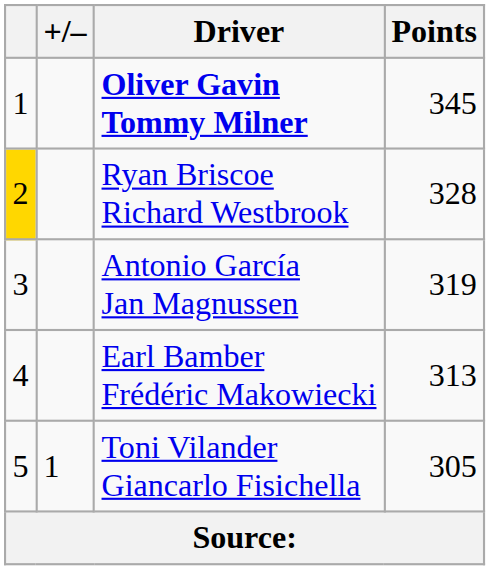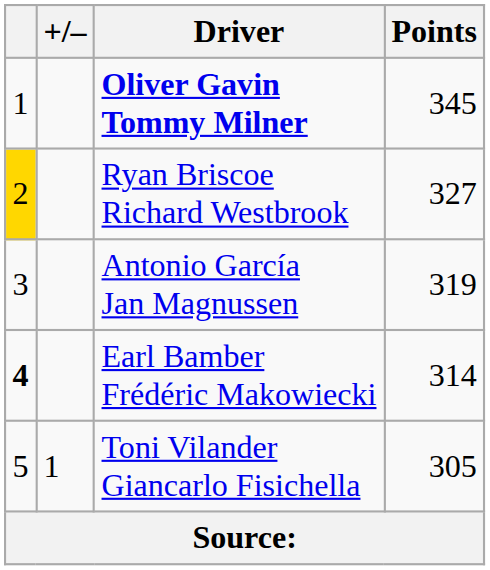(453, 193) 328 -> (453, 193) 327
(21, 375) normal -> (21, 375) bold
(453, 375) 313 -> (453, 375) 314
